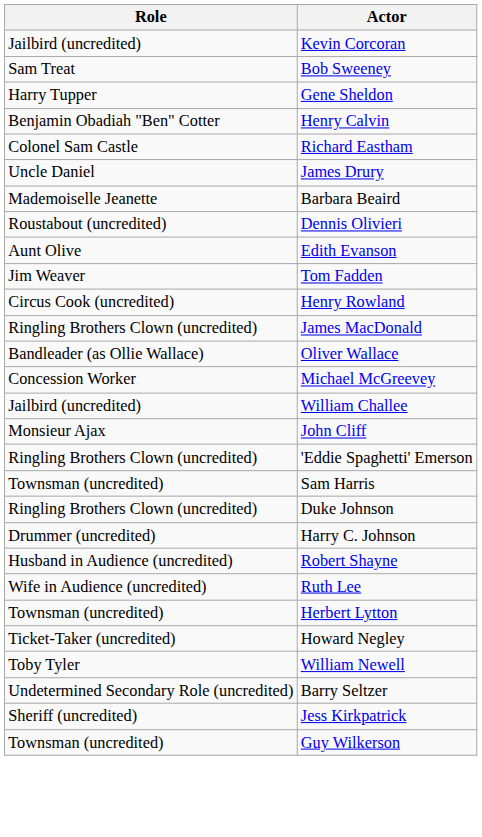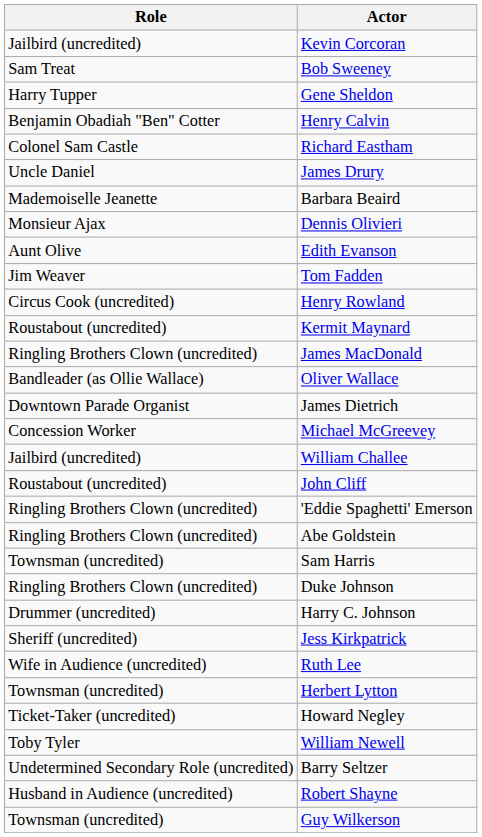(87, 224) Roustabout (uncredited) -> (57, 224) Monsieur Ajax
+ row: (355, 328)
+ row: (350, 405)
(57, 431) Monsieur Ajax -> (87, 483) Roustabout (uncredited)
+ row: (348, 535)
rows swapped: (354, 716) <-> (349, 560)
